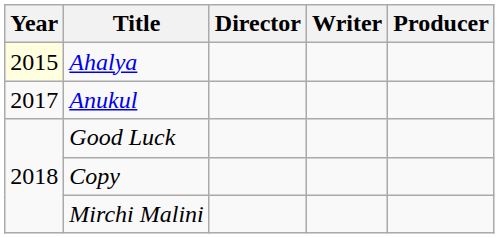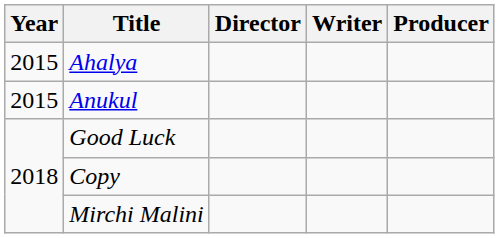(34, 61) lightyellow background -> (34, 61) no background
(34, 99) 2017 -> (34, 99) 2015
